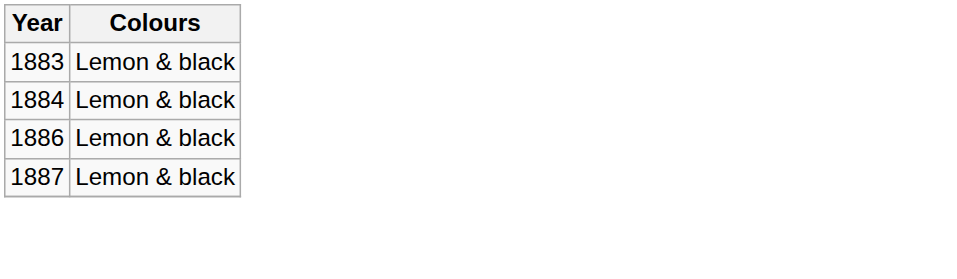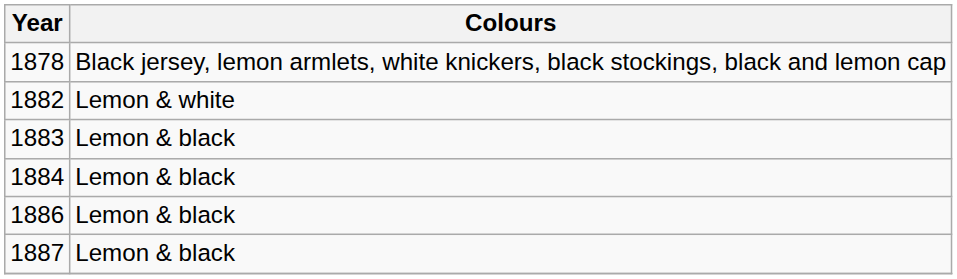+ row: (37, 61)
+ row: (37, 100)
